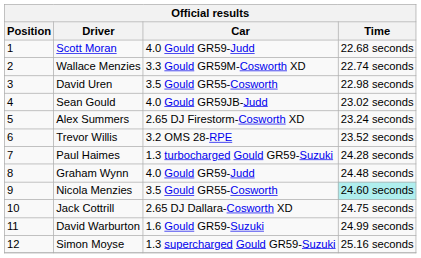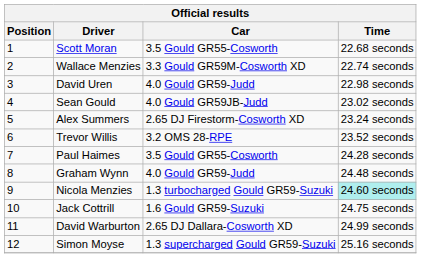(200, 48) 4.0 Gould GR59-Judd -> (212, 48) 3.5 Gould GR55-Cosworth
(212, 84) 3.5 Gould GR55-Cosworth -> (200, 84) 4.0 Gould GR59-Judd
(239, 155) 1.3 turbocharged Gould GR59-Suzuki -> (212, 155) 3.5 Gould GR55-Cosworth
(212, 191) 3.5 Gould GR55-Cosworth -> (239, 191) 1.3 turbocharged Gould GR59-Suzuki
(219, 208) 2.65 DJ Dallara-Cosworth XD -> (205, 208) 1.6 Gould GR59-Suzuki
(205, 226) 1.6 Gould GR59-Suzuki -> (219, 226) 2.65 DJ Dallara-Cosworth XD
